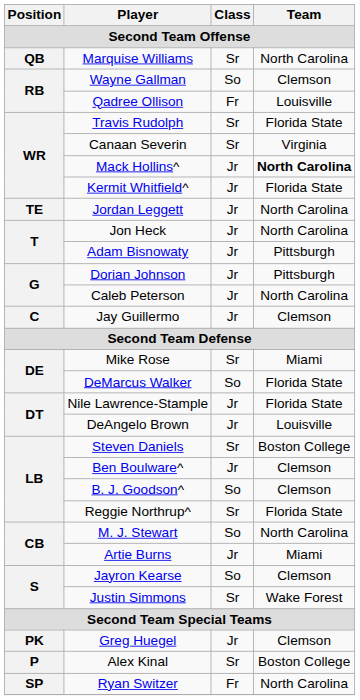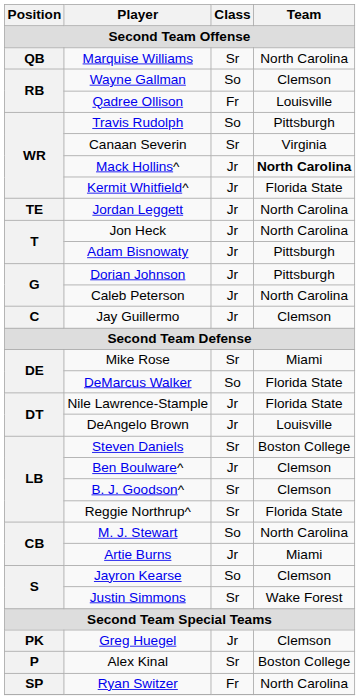(232, 123) Sr -> (232, 123) So
(304, 123) Florida State -> (304, 123) Pittsburgh
(232, 489) So -> (232, 489) Sr
